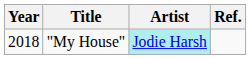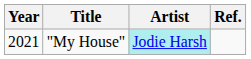(24, 41) 2018 -> (24, 41) 2021
